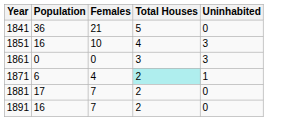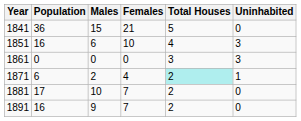+ column: (104, 12)
